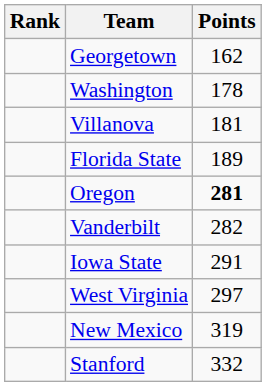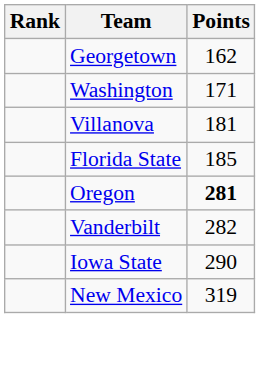(227, 90) 178 -> (221, 90) 171
(227, 158) 189 -> (221, 158) 185
(227, 261) 291 -> (221, 261) 290
- row: (129, 295)
- row: (107, 364)
